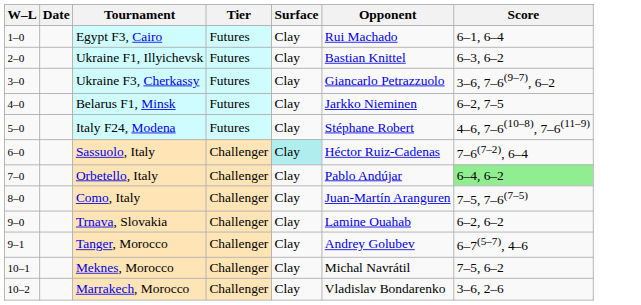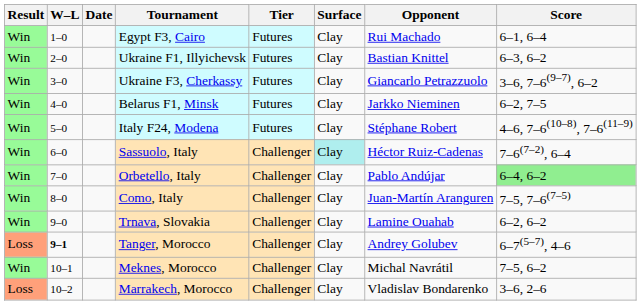+ column: (26, 15)
(16, 245) normal -> (59, 244) bold
